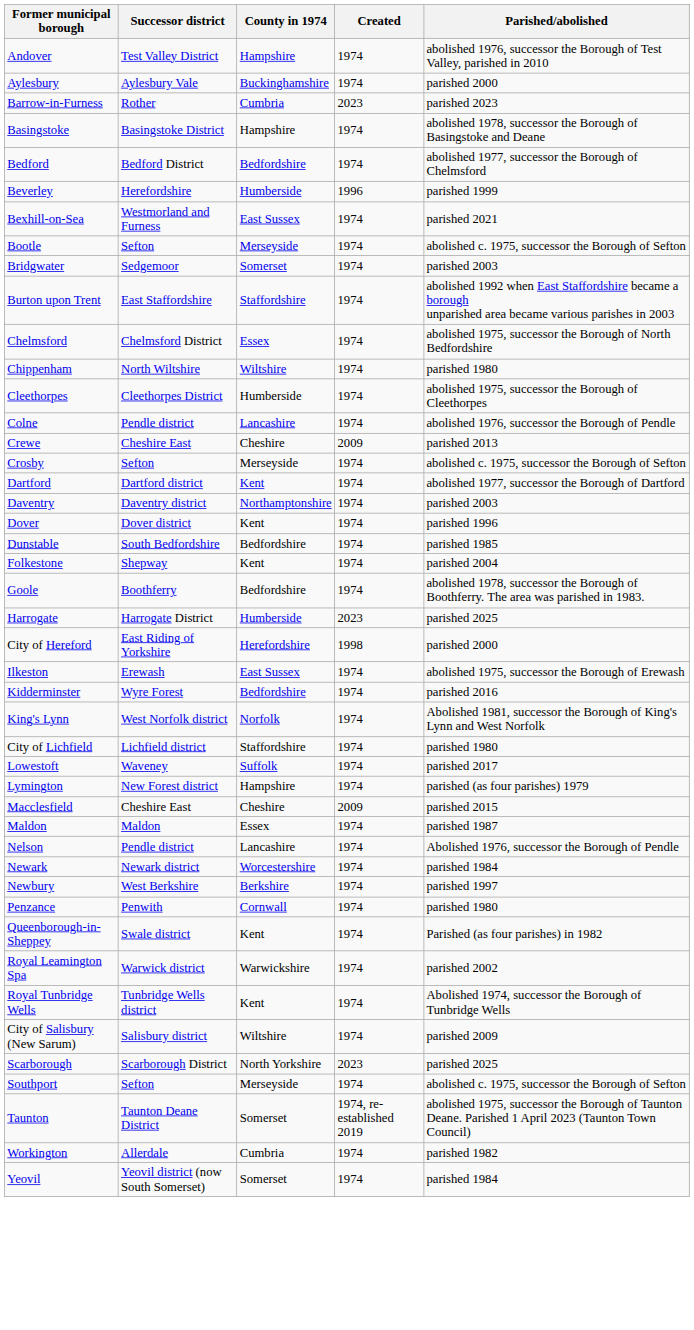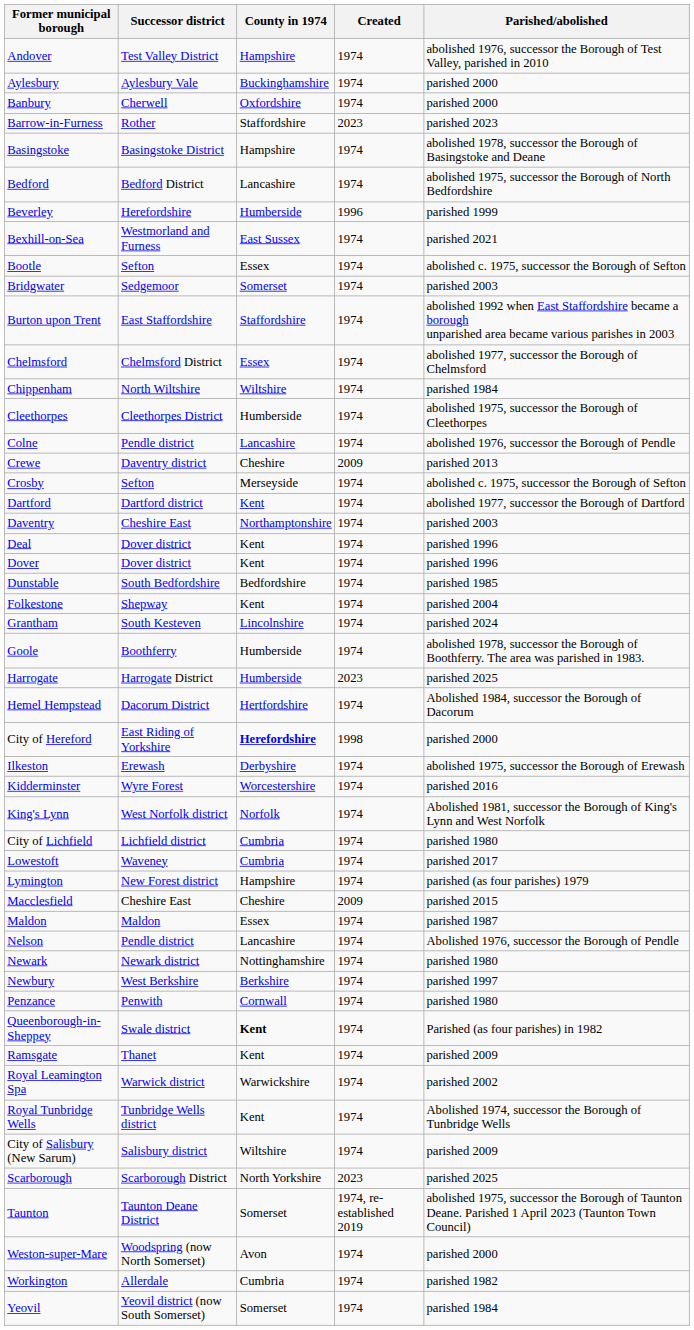+ row: (29, 103)
(262, 103) Cumbria -> (273, 123) Staffordshire
(273, 164) Bedfordshire -> (267, 184) Lancashire
(532, 164) abolished 1977, successor the Borough of Chelmsford -> (548, 184) abolished 1975, successor the Borough of North Bedfordshire
(269, 245) Merseyside -> (254, 266) Essex
(548, 341) abolished 1975, successor the Borough of North Bedfordshire -> (532, 361) abolished 1977, successor the Borough of Chelmsford
(462, 368) parished 1980 -> (462, 388) parished 1984
(156, 443) Cheshire East -> (164, 463) Daventry district
(164, 503) Daventry district -> (156, 523) Cheshire East
+ row: (19, 543)
+ row: (33, 623)
(273, 590) Bedfordshire -> (271, 650) Humberside
+ row: (54, 705)
(275, 644) normal -> (278, 739) bold
(270, 672) East Sussex -> (268, 766) Derbyshire
(273, 692) Bedfordshire -> (278, 786) Worcestershire
(273, 746) Staffordshire -> (262, 840) Cumbria
(259, 766) Suffolk -> (262, 860) Cumbria
(278, 866) Worcestershire -> (282, 961) Nottinghamshire
(462, 866) parished 1984 -> (462, 961) parished 1980
(252, 933) normal -> (253, 1028) bold
+ row: (32, 1055)
- row: (32, 1083)
+ row: (57, 1254)
